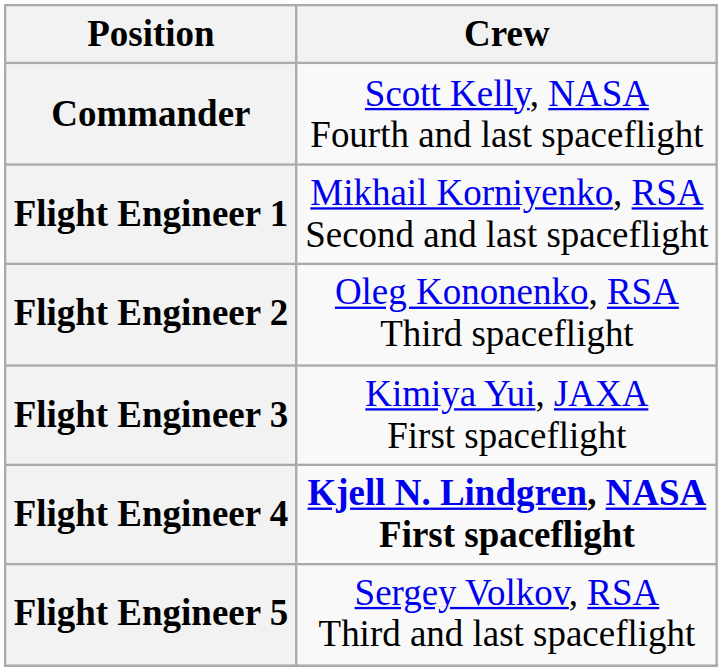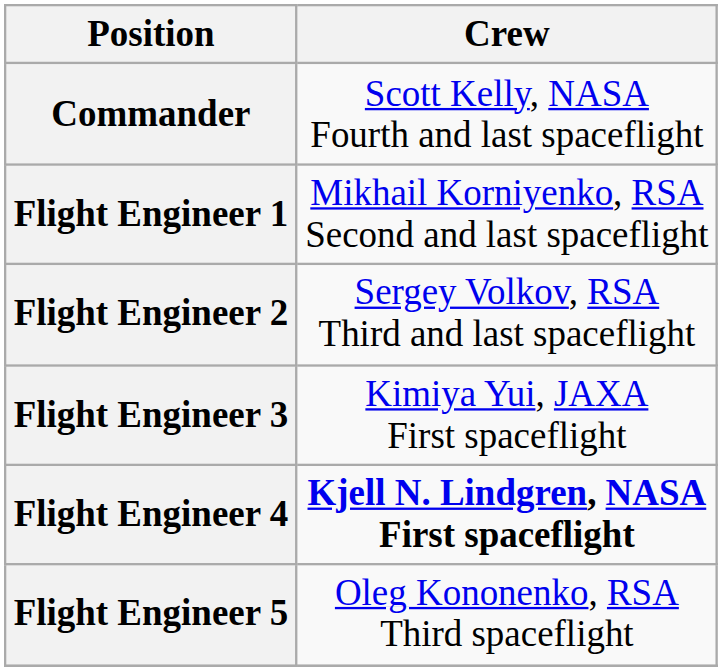(507, 313) Oleg Kononenko, RSA Third spaceflight -> (507, 313) Sergey Volkov, RSA Third and last spaceflight
(507, 614) Sergey Volkov, RSA Third and last spaceflight -> (507, 614) Oleg Kononenko, RSA Third spaceflight
